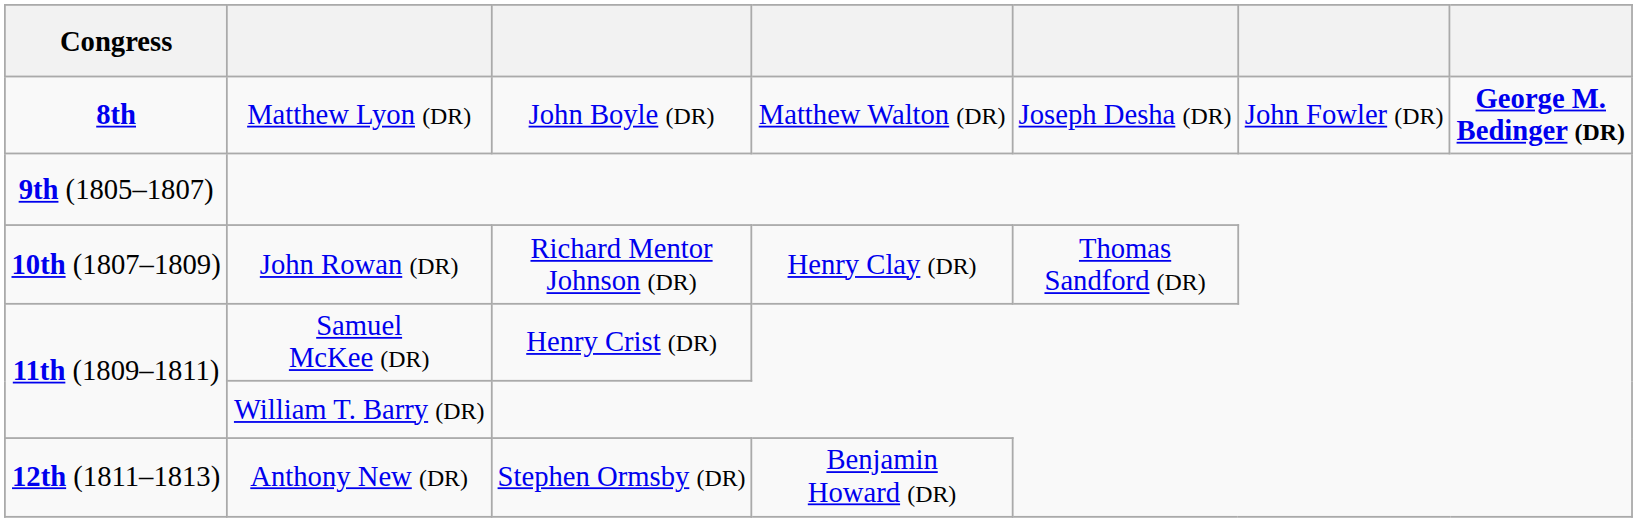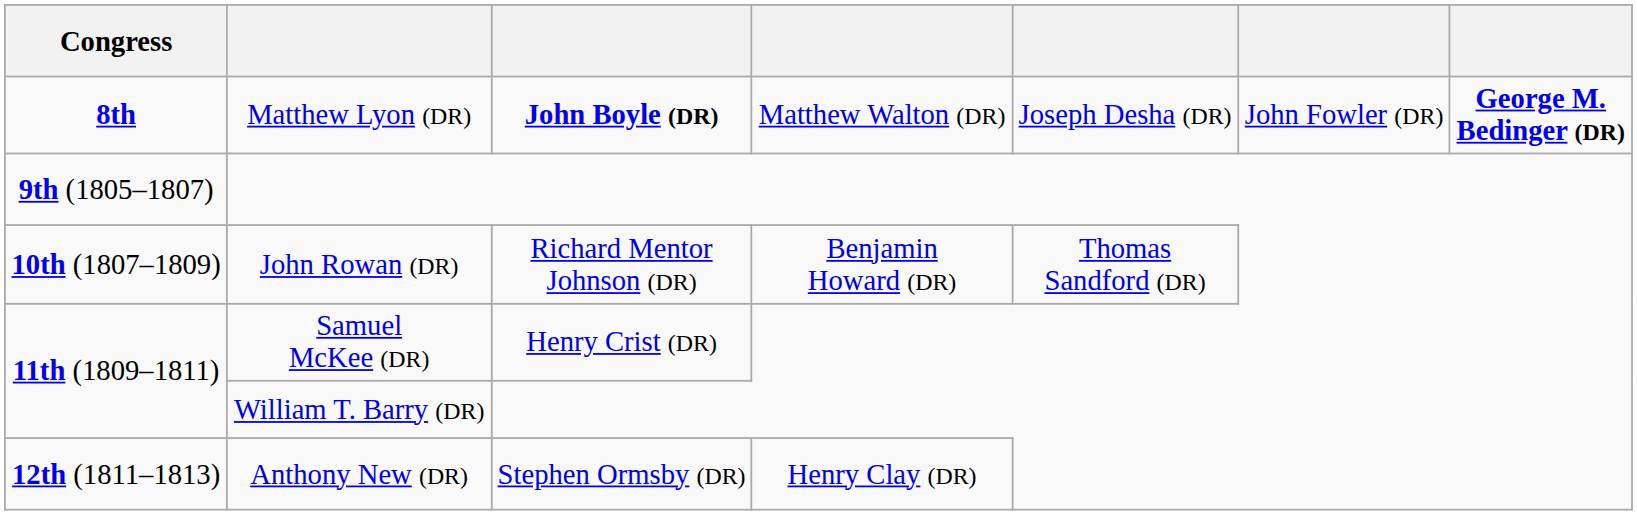(622, 114) normal -> (622, 114) bold
(882, 264) Henry Clay (DR) -> (882, 264) Benjamin Howard (DR)
(882, 476) Benjamin Howard (DR) -> (882, 473) Henry Clay (DR)
